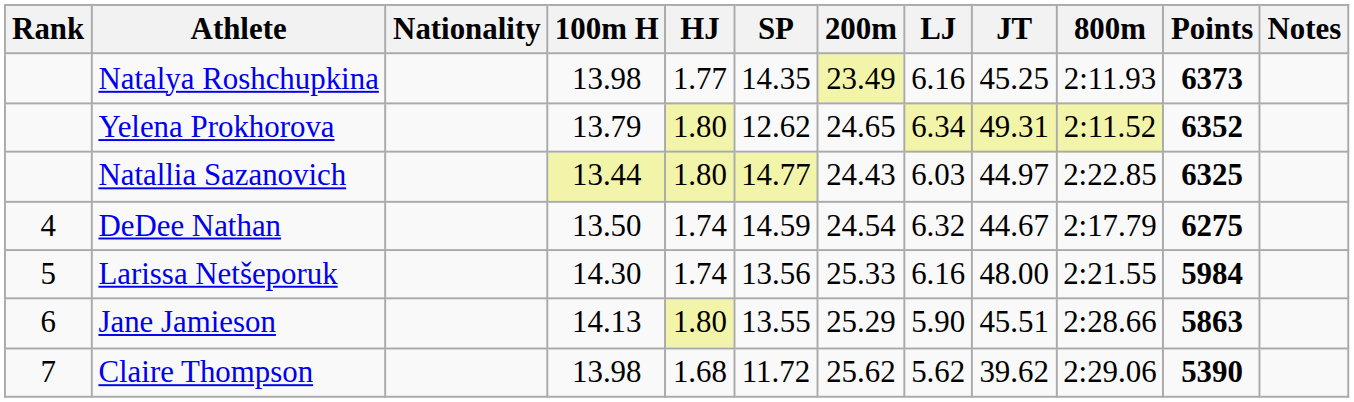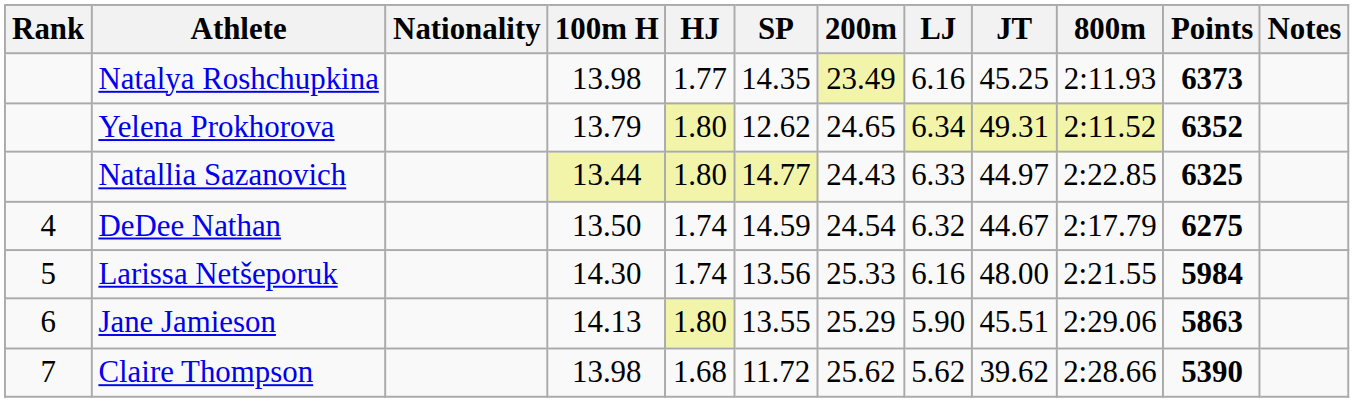(938, 175) 6.03 -> (938, 175) 6.33
(1110, 322) 2:28.66 -> (1110, 322) 2:29.06
(1110, 371) 2:29.06 -> (1110, 371) 2:28.66
